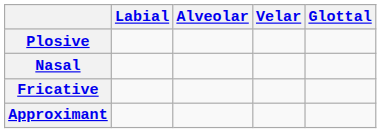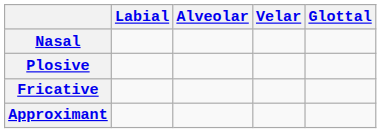rows swapped: (58, 66) <-> (58, 41)
